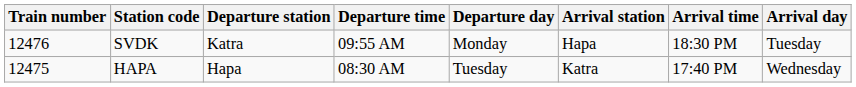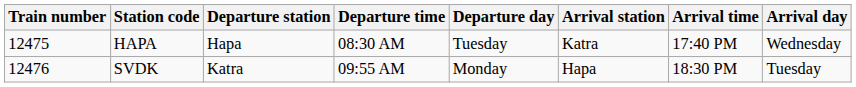rows swapped: (135, 69) <-> (136, 43)
